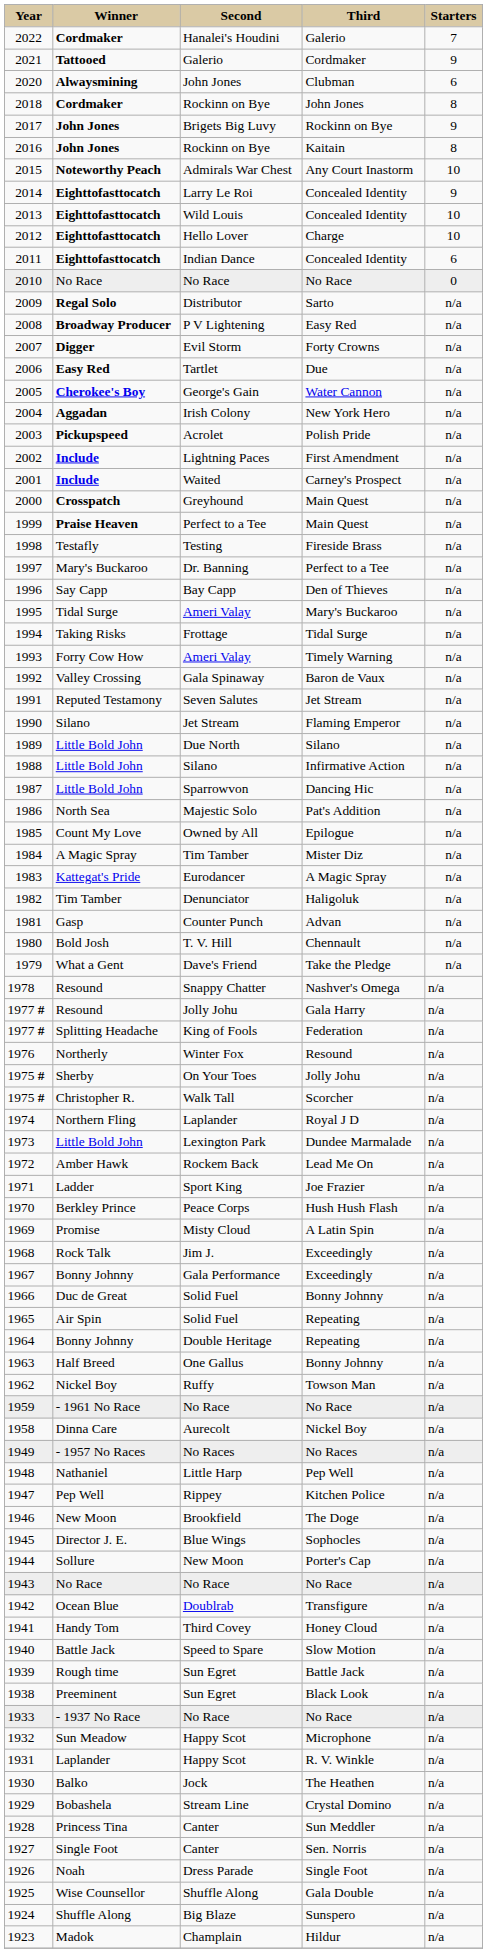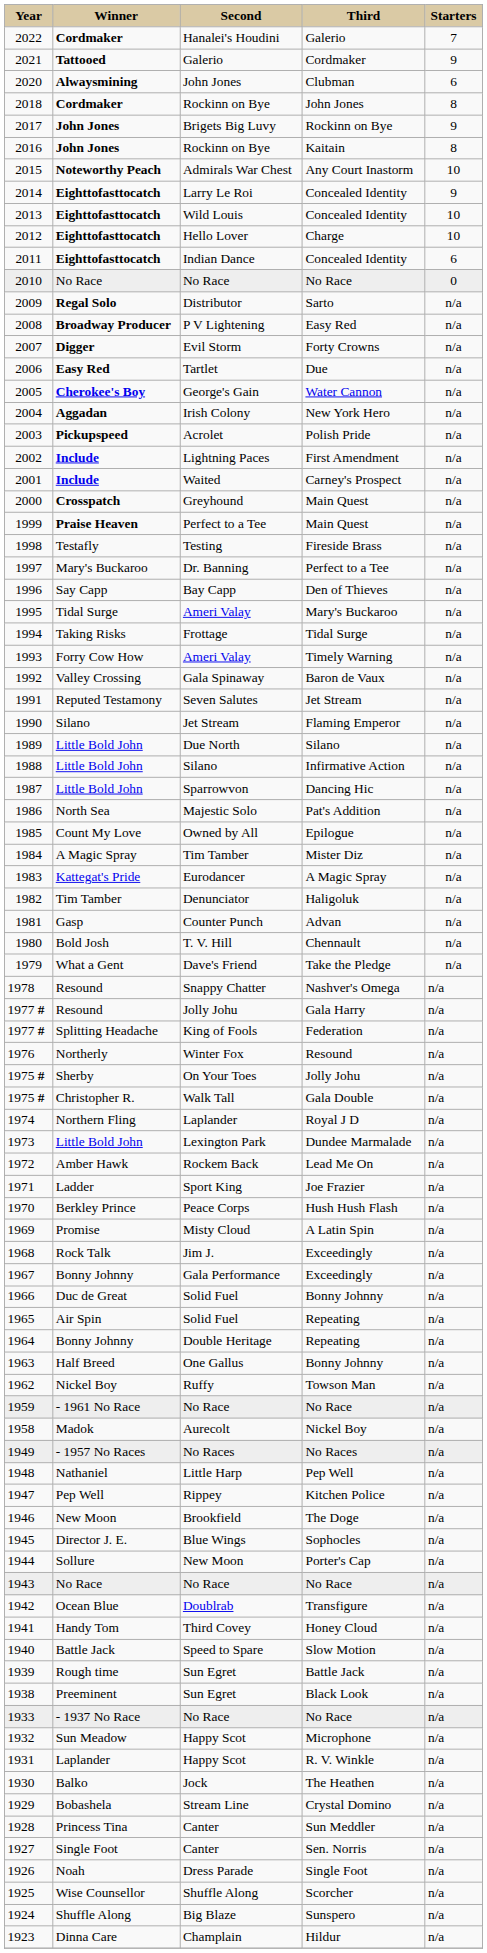(329, 1098) Scorcher -> (339, 1098) Gala Double
(86, 1429) Dinna Care -> (75, 1429) Madok
(339, 1893) Gala Double -> (329, 1893) Scorcher
(75, 1937) Madok -> (86, 1937) Dinna Care
